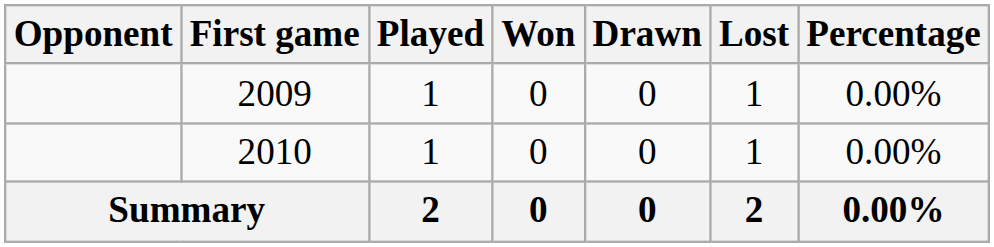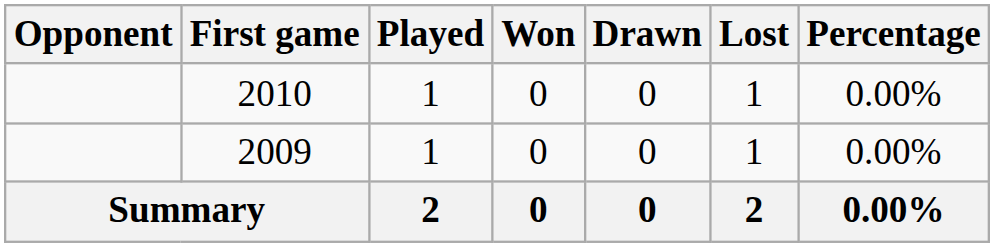rows swapped: (275, 151) <-> (275, 92)
